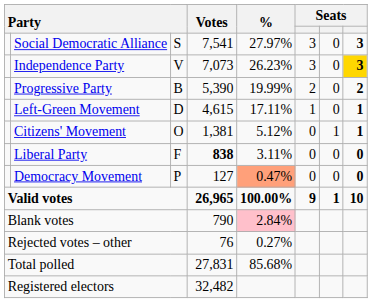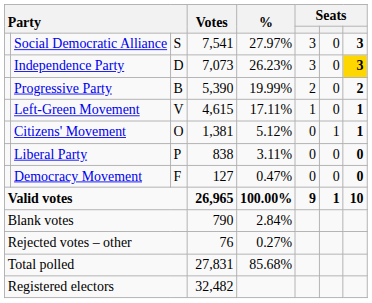(179, 66) V -> (179, 66) D
(179, 110) D -> (179, 110) V
(177, 154) F -> (177, 154) P
(223, 154) bold -> (223, 154) normal
(177, 176) P -> (177, 176) F
(274, 176) lightsalmon background -> (274, 176) no background
(274, 220) pink background -> (274, 220) no background
